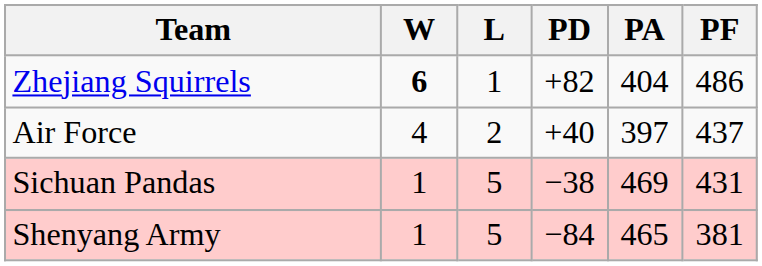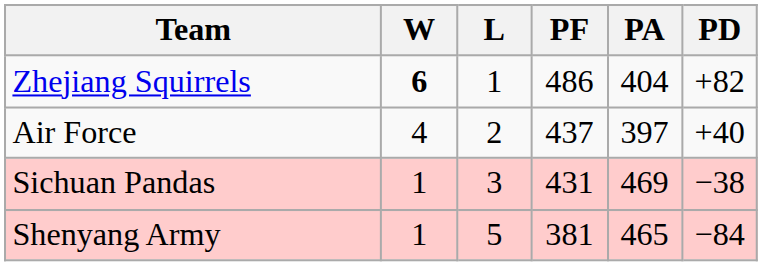columns swapped: (720, 30) <-> (569, 30)
(494, 183) 5 -> (494, 183) 3
